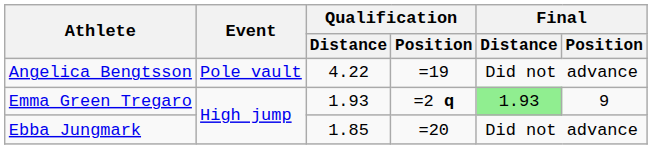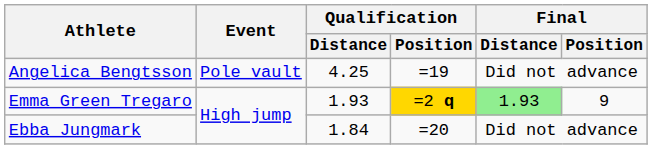(349, 72) 4.22 -> (349, 72) 4.25
(434, 101) no background -> (434, 101) gold background
(349, 129) 1.85 -> (349, 129) 1.84
